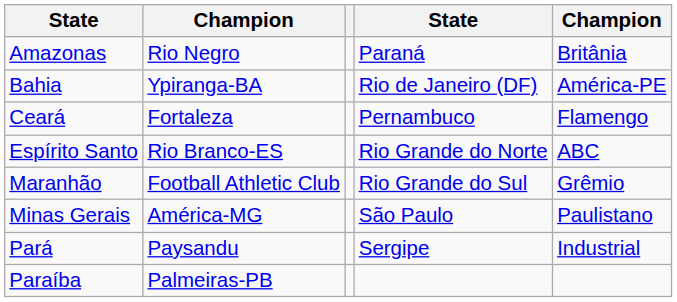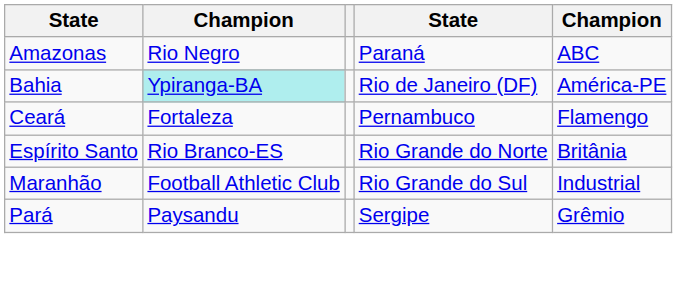(592, 53) Britânia -> (578, 53) ABC
(205, 85) no background -> (205, 85) paleturquoise background
(578, 150) ABC -> (592, 150) Britânia
(591, 183) Grêmio -> (599, 183) Industrial
- row: (70, 215)
(599, 248) Industrial -> (591, 215) Grêmio
- row: (45, 280)
